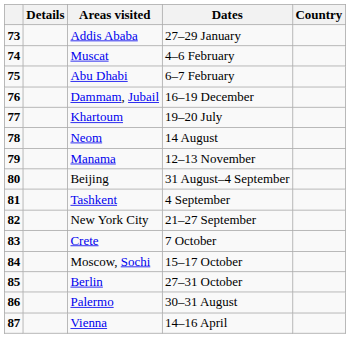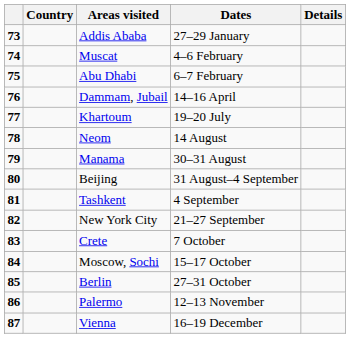columns swapped: (319, 14) <-> (45, 14)
(209, 96) 16–19 December -> (205, 96) 14–16 April
(210, 158) 12–13 November -> (210, 158) 30–31 August
(201, 302) 30–31 August -> (219, 302) 12–13 November
(196, 323) 14–16 April -> (218, 323) 16–19 December
